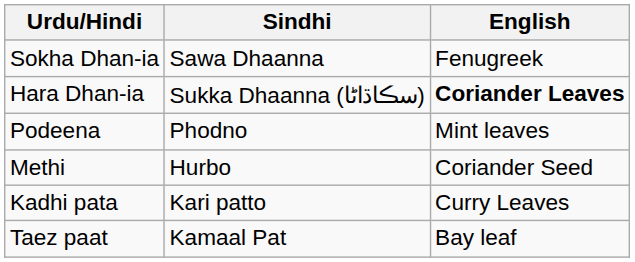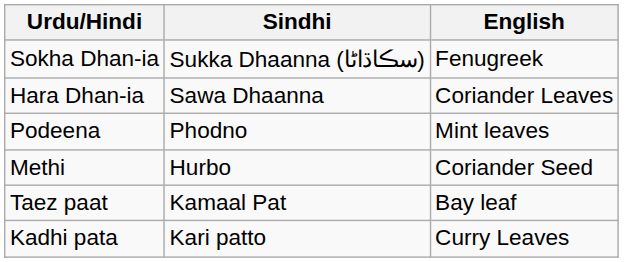(247, 58) Sawa Dhaanna -> (297, 59) Sukka Dhaanna (سڪاڌاڻا)
(297, 95) Sukka Dhaanna (سڪاڌاڻا) -> (247, 95) Sawa Dhaanna
(530, 94) bold -> (524, 95) normal
rows swapped: (59, 238) <-> (64, 202)
